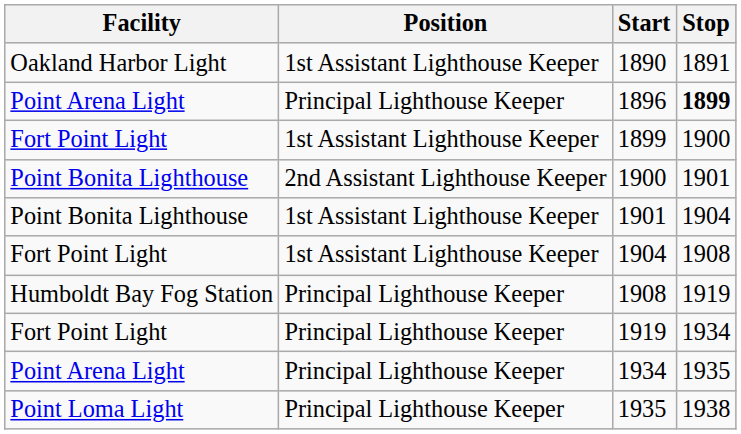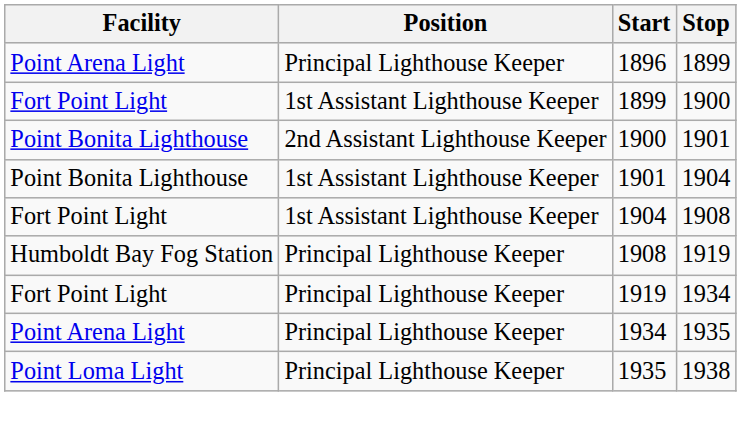- row: (642, 62)
(706, 100) bold -> (706, 62) normal
